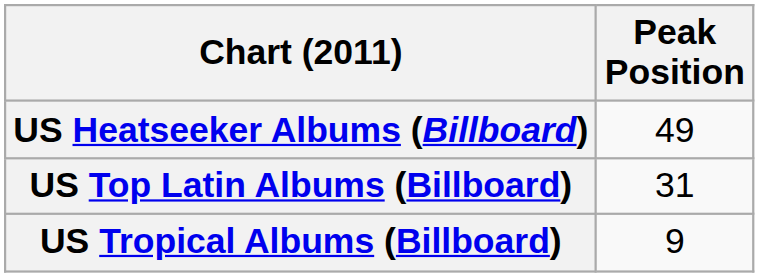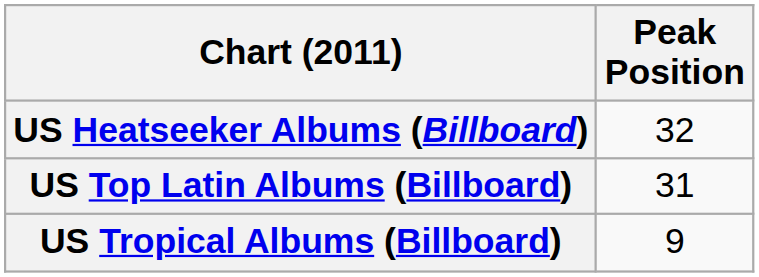(675, 128) 49 -> (675, 128) 32
